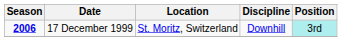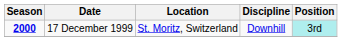(25, 28) 2006 -> (25, 28) 2000
